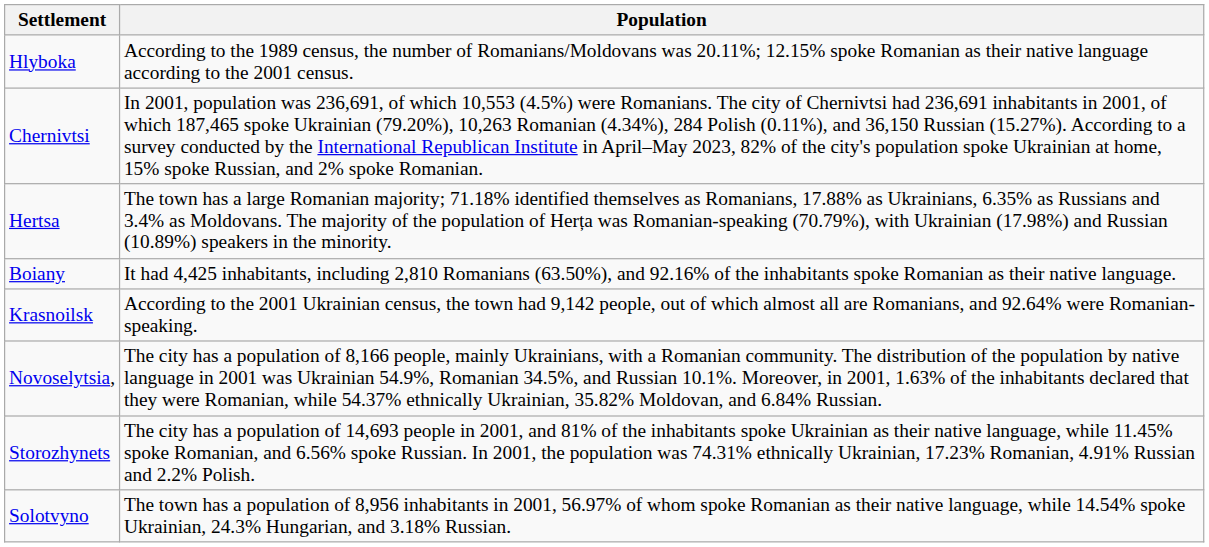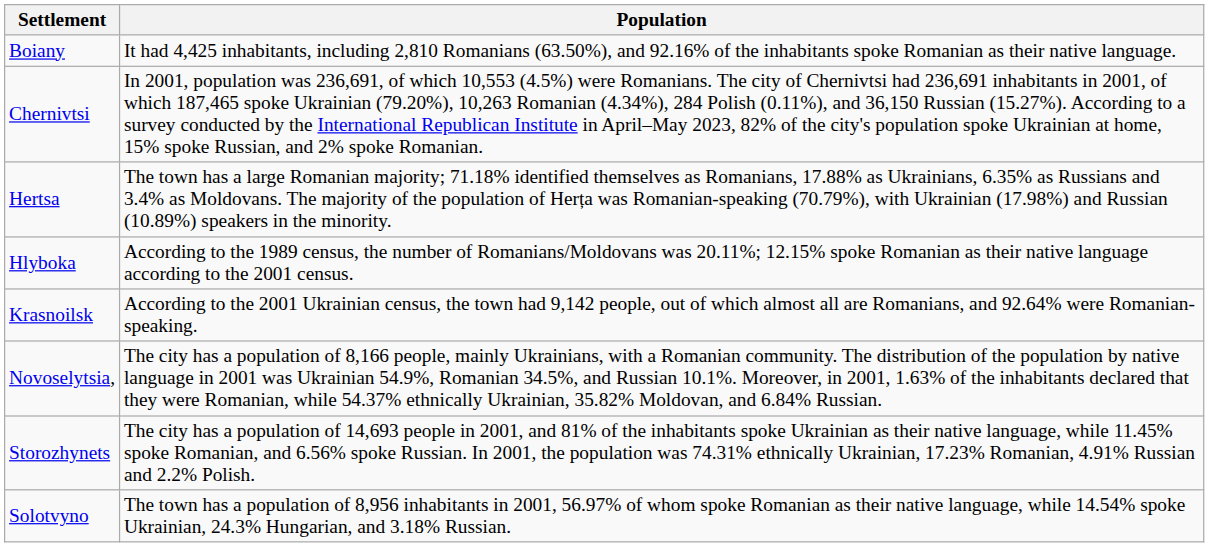rows swapped: (37, 273) <-> (42, 61)
